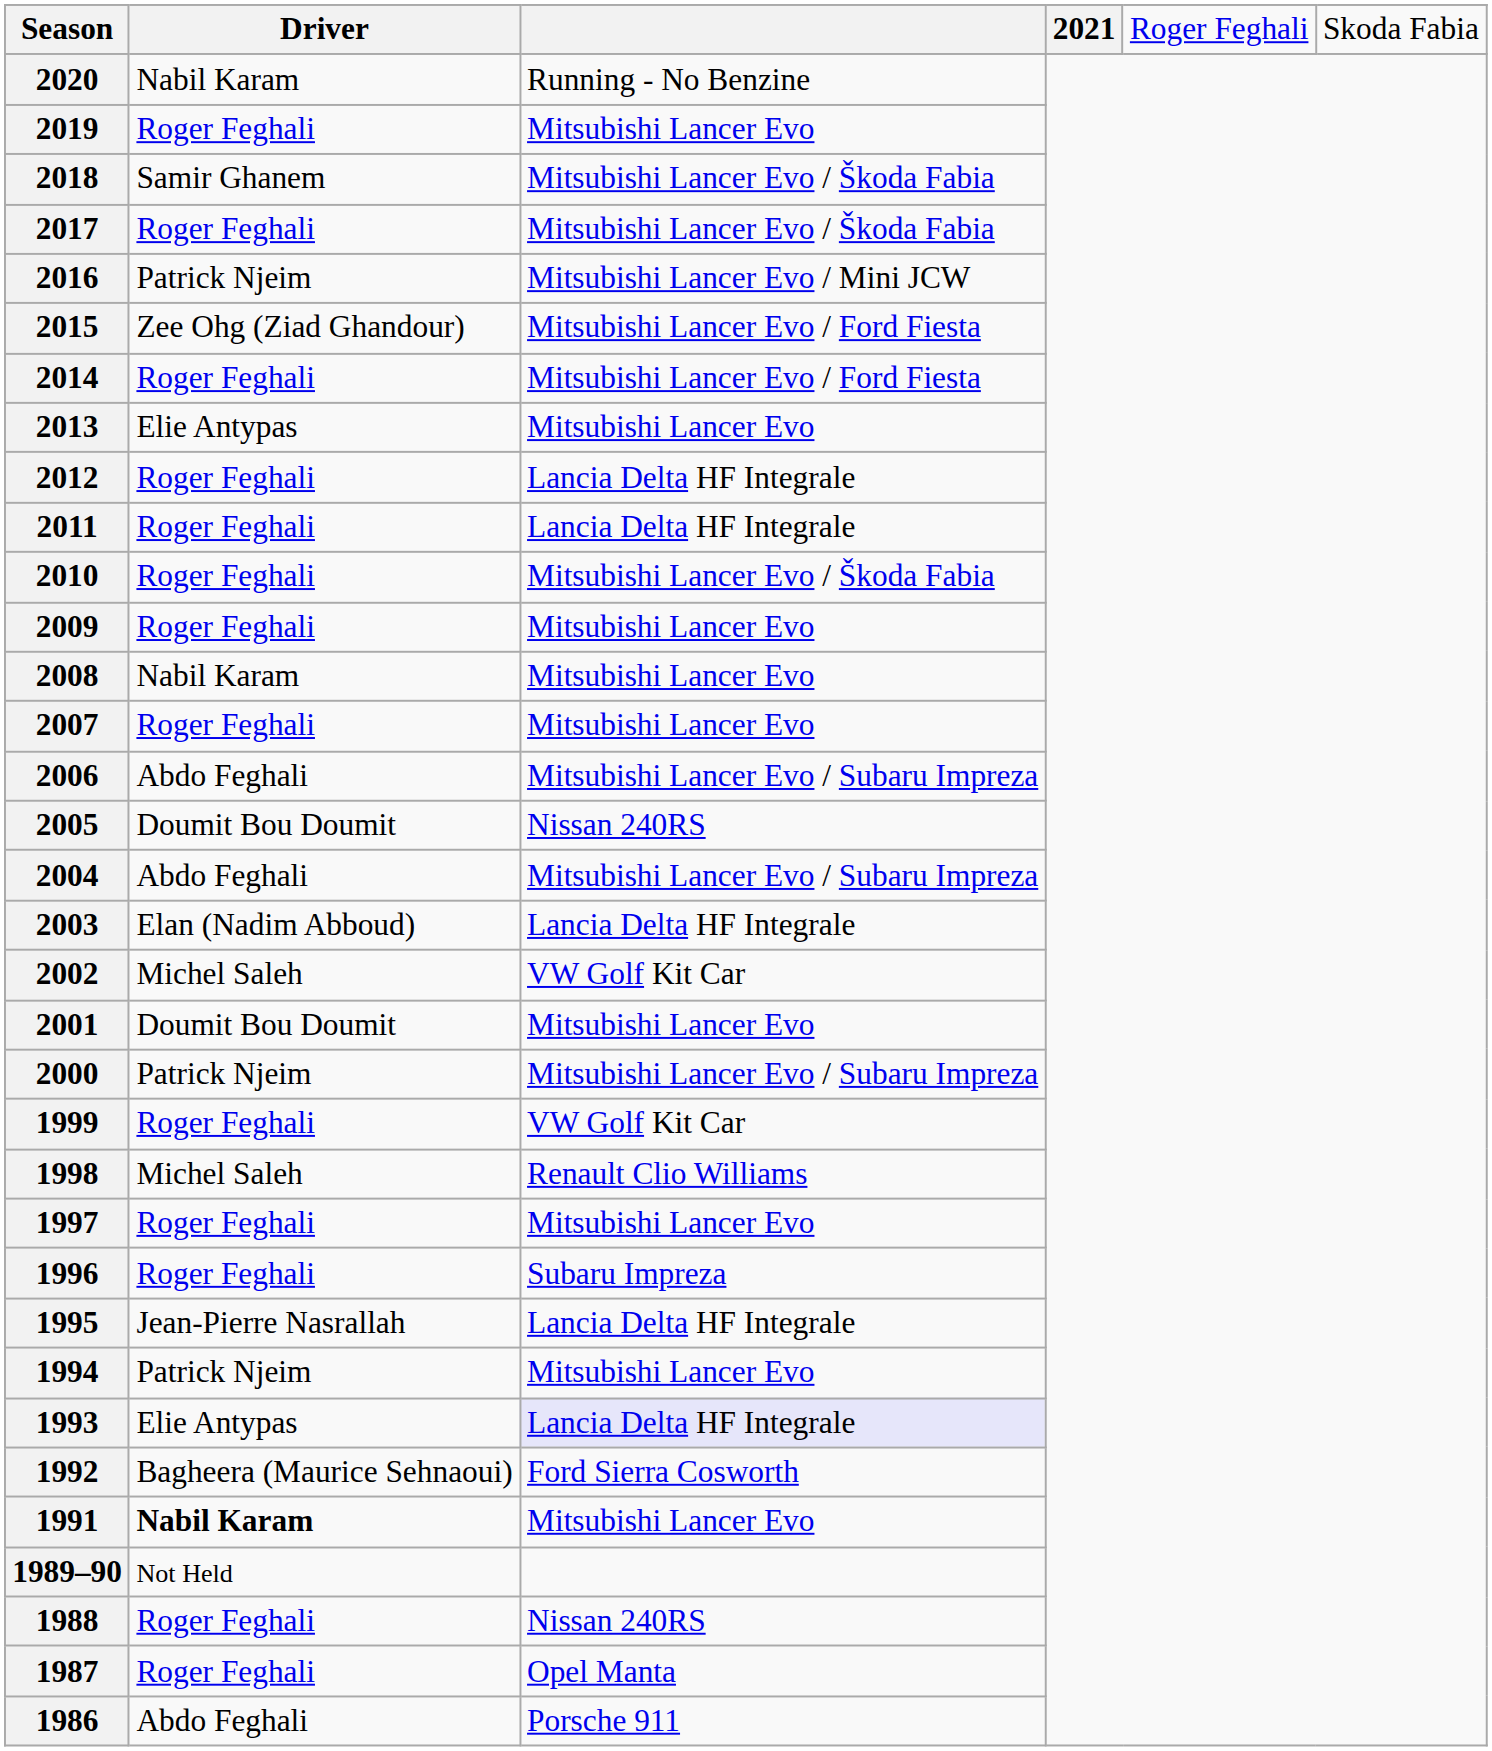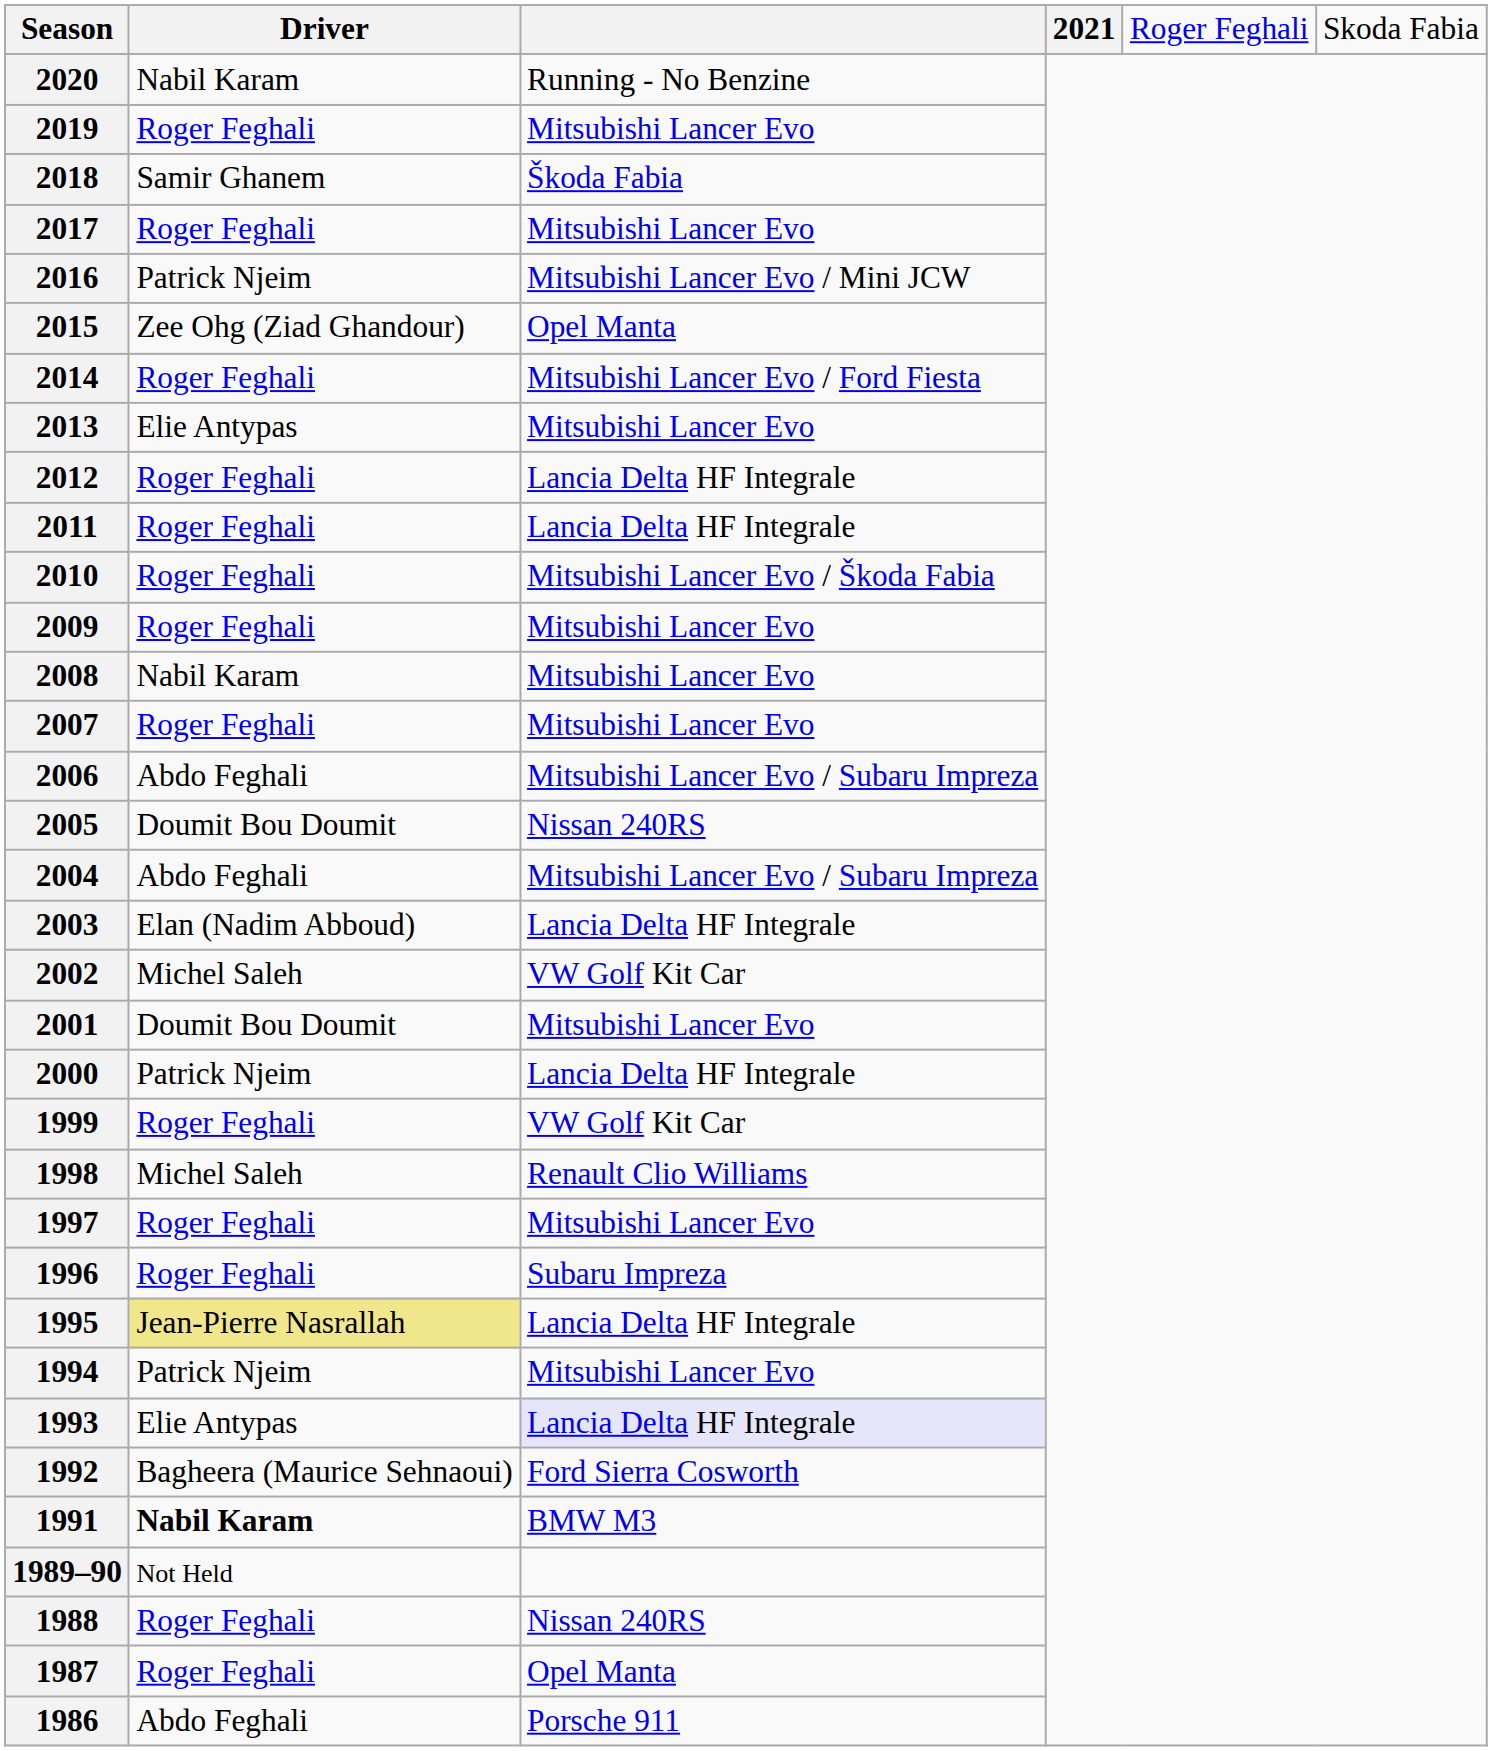(761, 178) Mitsubishi Lancer Evo / Škoda Fabia -> (605, 178) Škoda Fabia
(761, 228) Mitsubishi Lancer Evo / Škoda Fabia -> (671, 228) Mitsubishi Lancer Evo
(754, 327) Mitsubishi Lancer Evo / Ford Fiesta -> (602, 327) Opel Manta
(783, 1073) Mitsubishi Lancer Evo / Subaru Impreza -> (691, 1073) Lancia Delta HF Integrale
(271, 1322) no background -> (271, 1322) khaki background
(671, 1521) Mitsubishi Lancer Evo -> (592, 1521) BMW M3
